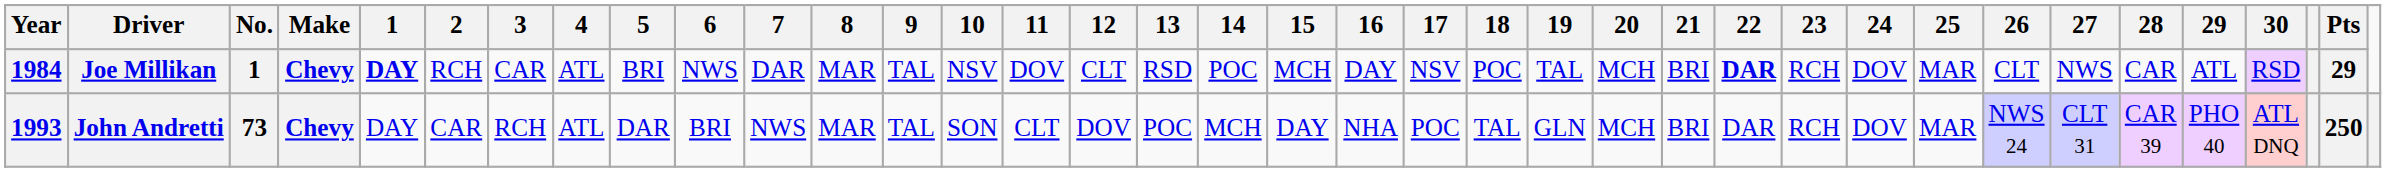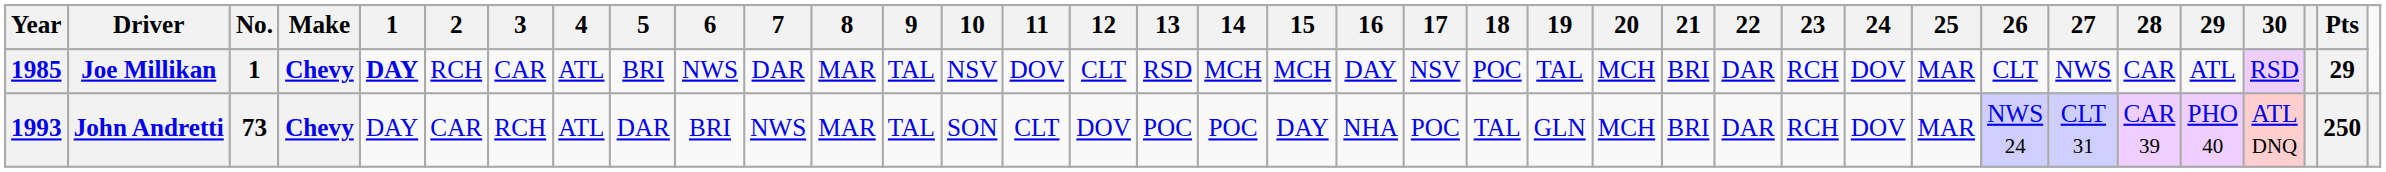(36, 69) 1984 -> (36, 69) 1985
(1233, 69) POC -> (1233, 69) MCH
(1749, 69) bold -> (1748, 69) normal
(1233, 129) MCH -> (1233, 129) POC
